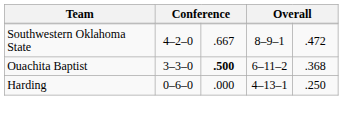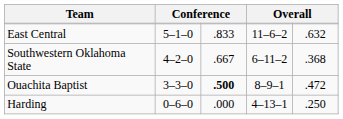+ row: (37, 33)
(270, 40) 8–9–1 -> (270, 59) 6–11–2
(315, 40) .472 -> (315, 59) .368
(270, 66) 6–11–2 -> (270, 85) 8–9–1
(315, 66) .368 -> (315, 85) .472
